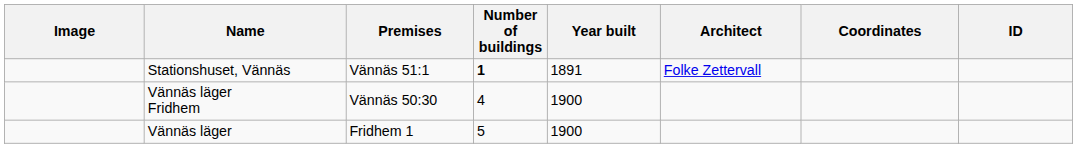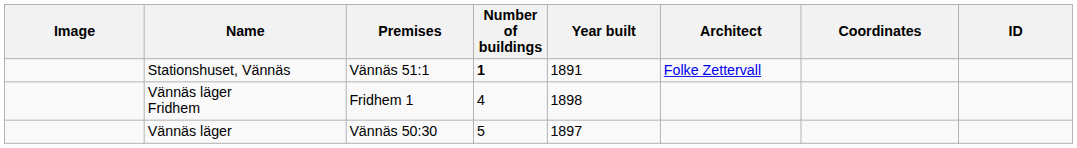(393, 101) Vännäs 50:30 -> (381, 101) Fridhem 1
(566, 101) 1900 -> (566, 101) 1898
(381, 131) Fridhem 1 -> (393, 131) Vännäs 50:30
(566, 131) 1900 -> (566, 131) 1897
